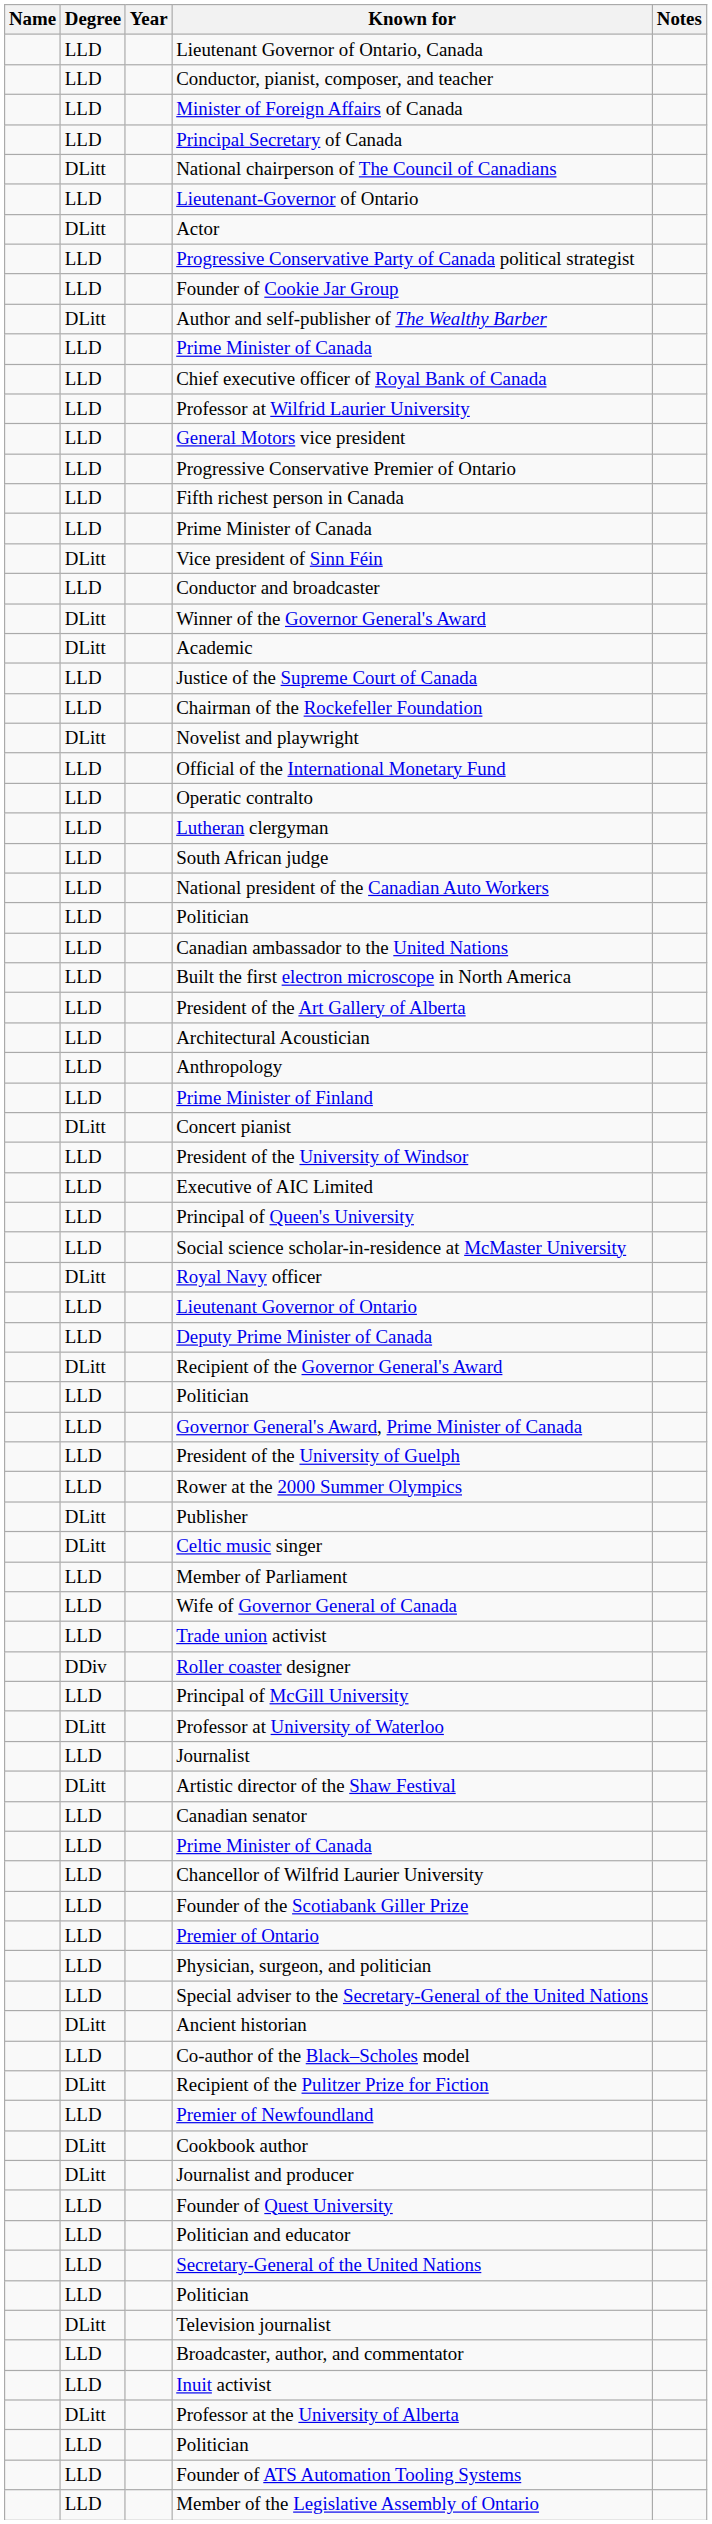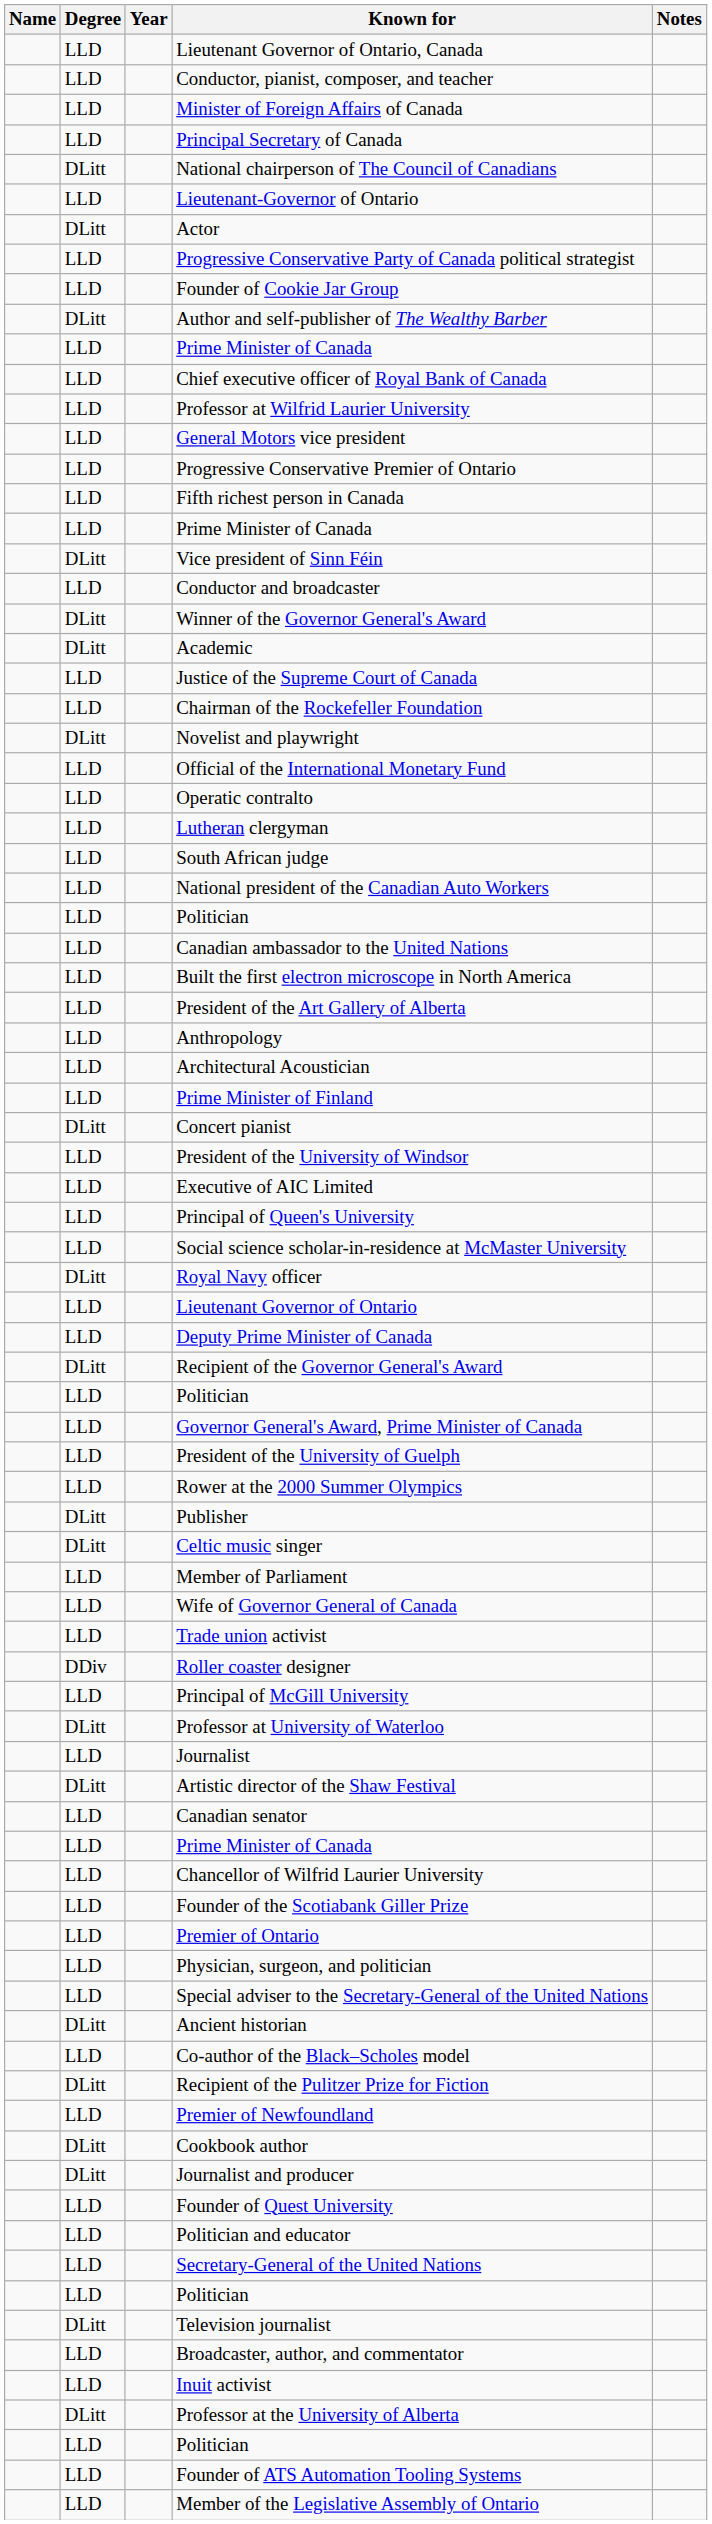rows swapped: (83, 1067) <-> (83, 1037)
